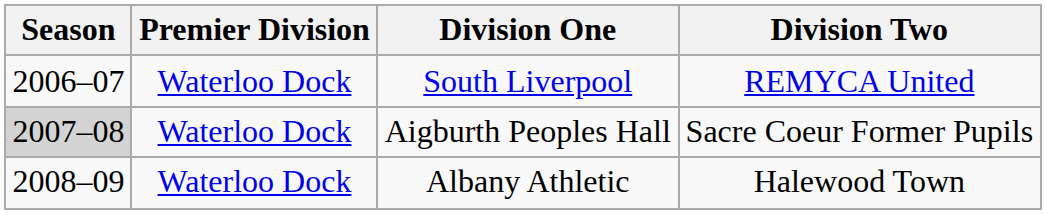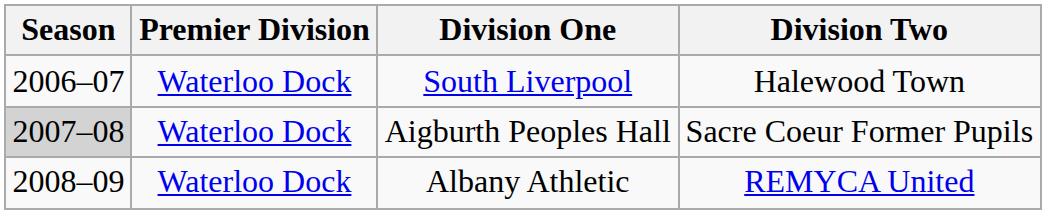(859, 80) REMYCA United -> (859, 80) Halewood Town
(859, 182) Halewood Town -> (859, 182) REMYCA United
